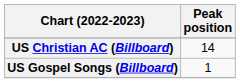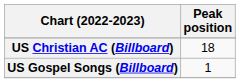(208, 48) 14 -> (208, 48) 18
